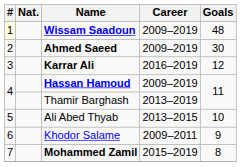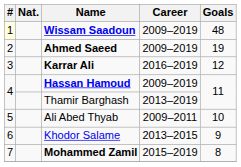(218, 48) 30 -> (218, 48) 19
(170, 118) 2013–2015 -> (170, 118) 2009–2011
(170, 135) 2009–2011 -> (170, 135) 2013–2015
